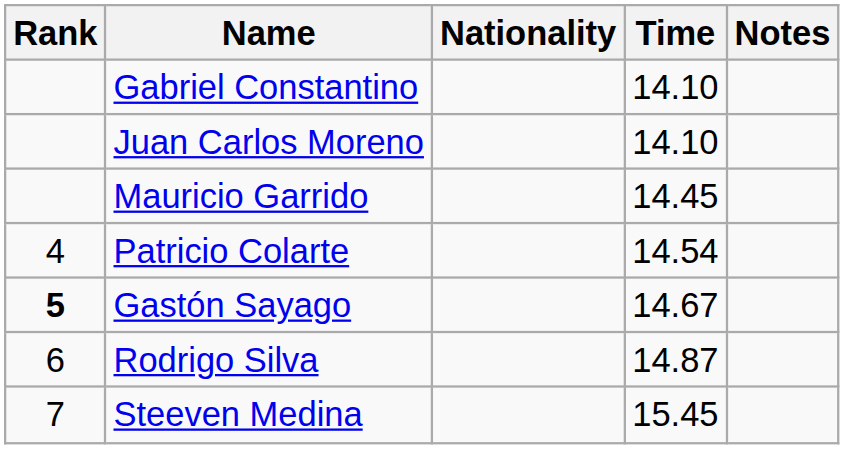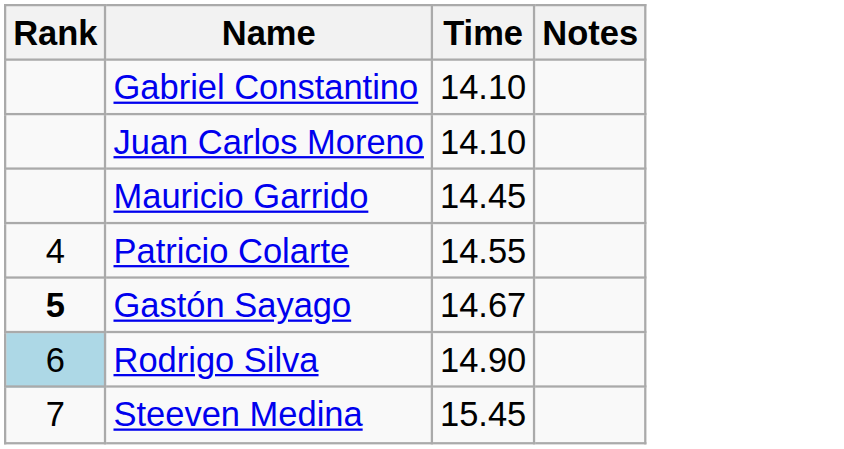- column: (528, 33)
(675, 251) 14.54 -> (483, 251) 14.55
(55, 360) no background -> (55, 360) lightblue background
(675, 360) 14.87 -> (483, 360) 14.90
